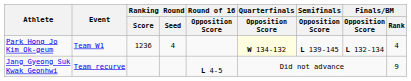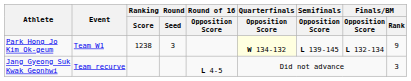(143, 45) 1236 -> (143, 45) 1238
(173, 45) 4 -> (173, 45) 3
(397, 45) 4 -> (397, 45) 9
(397, 66) 9 -> (397, 66) 3
